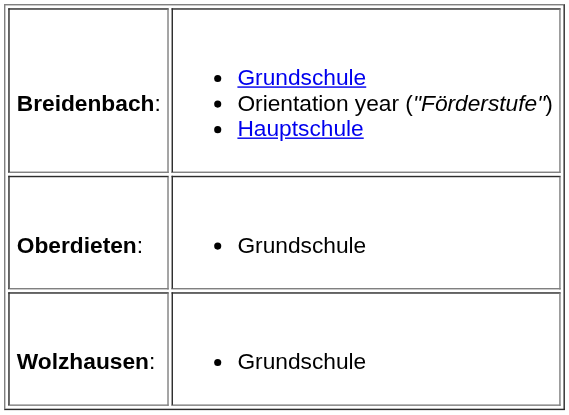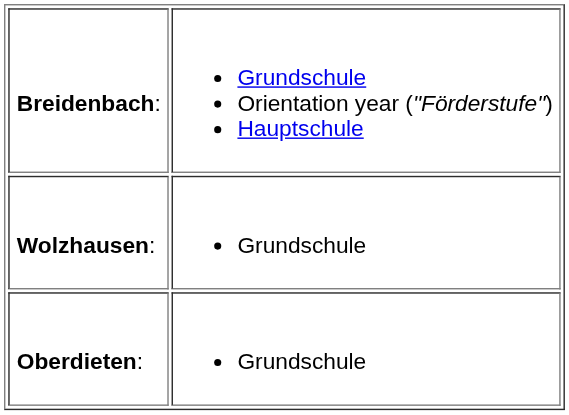rows swapped: (80, 245) <-> (86, 361)
